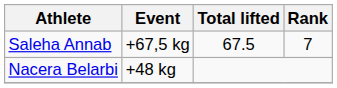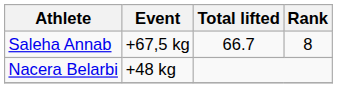(239, 44) 67.5 -> (239, 44) 66.7
(308, 44) 7 -> (308, 44) 8
